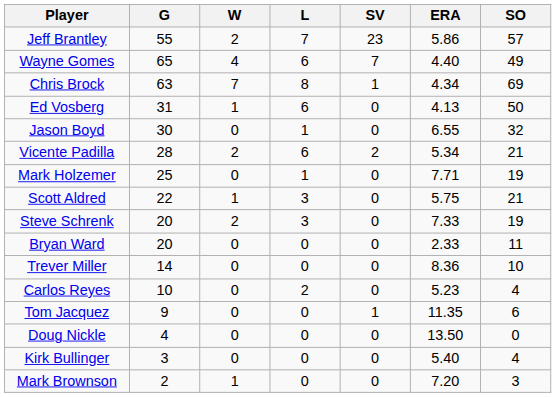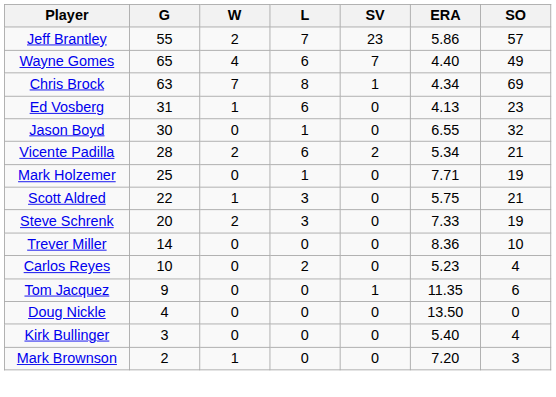(516, 107) 50 -> (516, 107) 23
- row: (67, 244)
